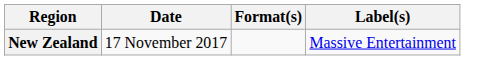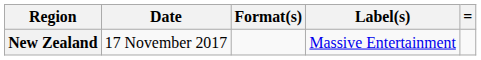+ column: (468, 17)
